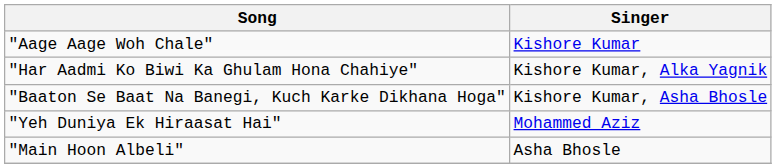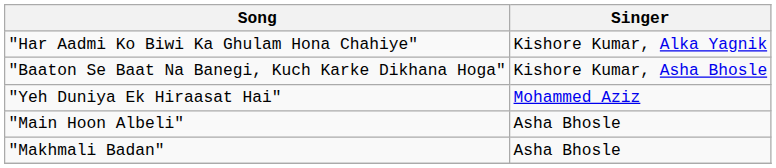- row: (111, 44)
+ row: (87, 150)
